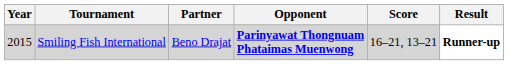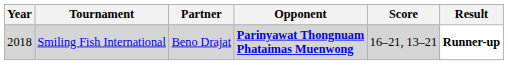(20, 42) 2015 -> (20, 42) 2018
